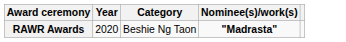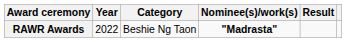+ column: (318, 12)
(107, 29) 2020 -> (107, 29) 2022
